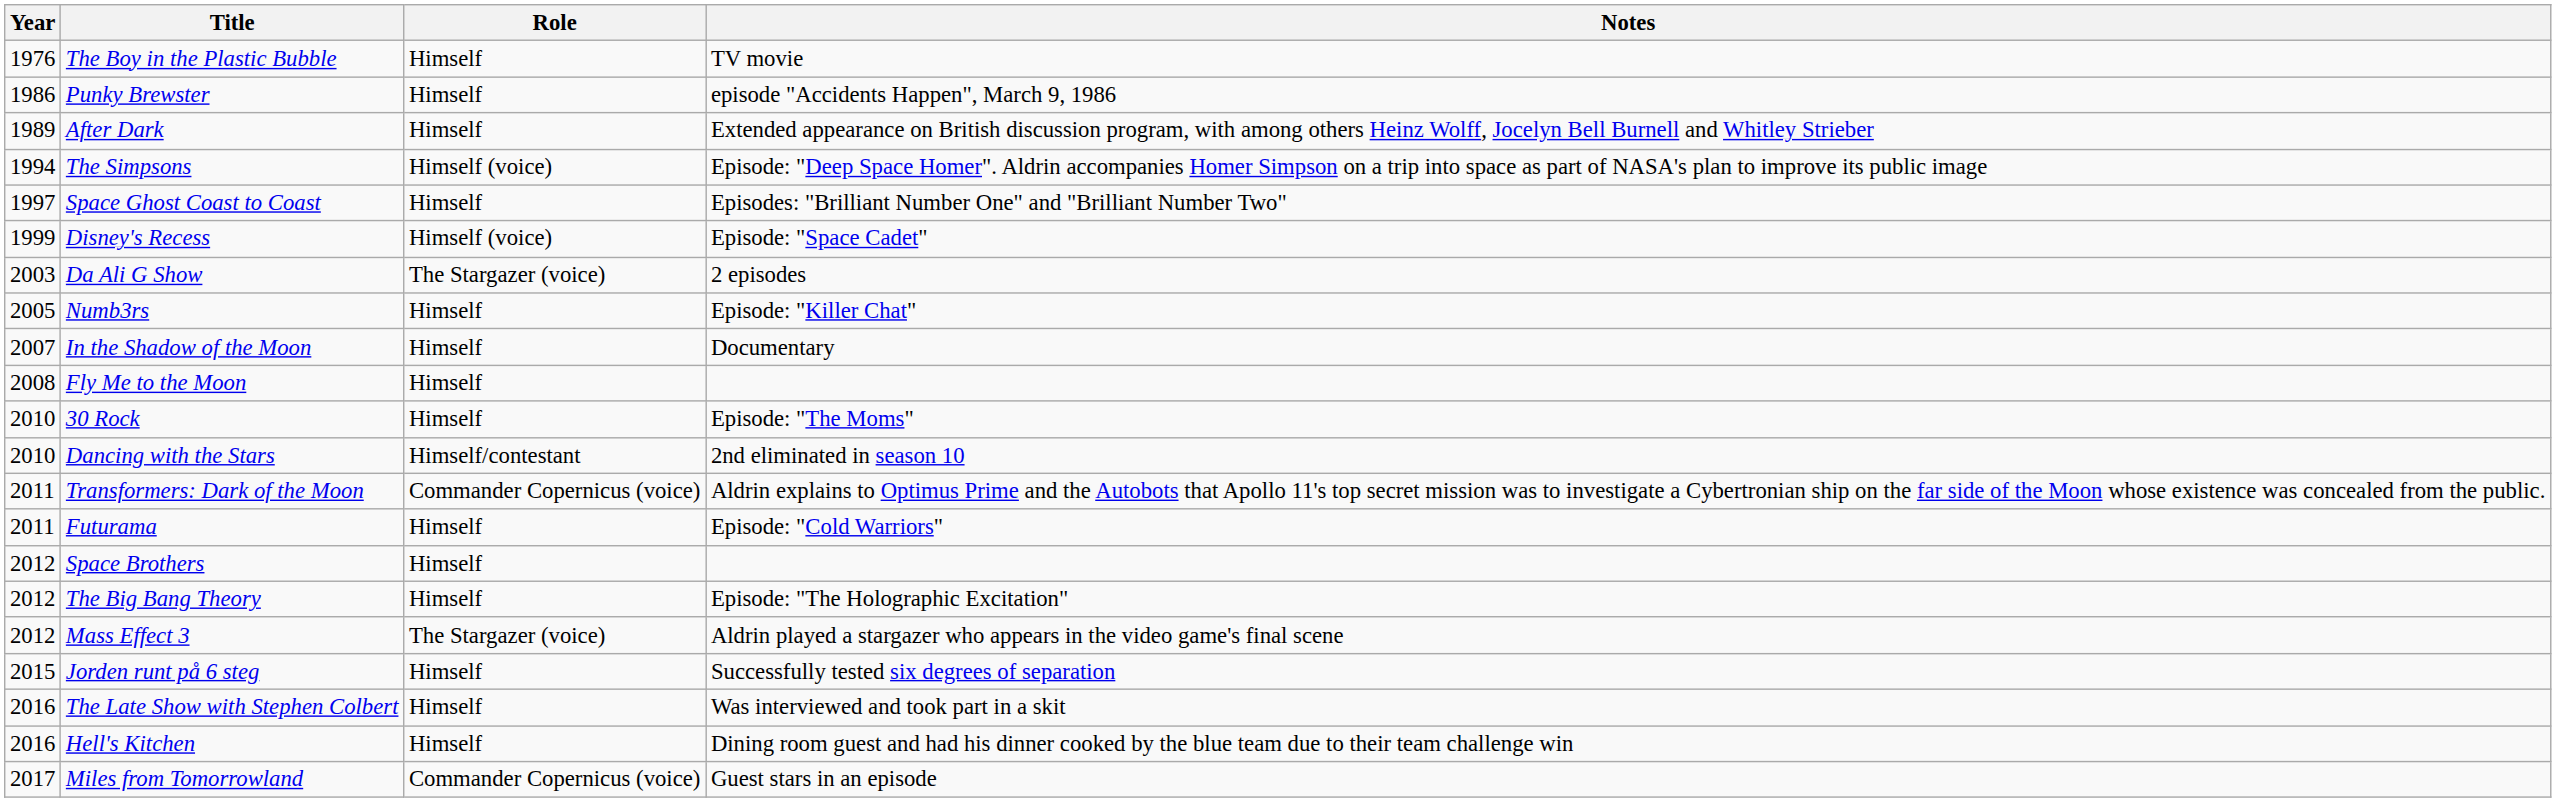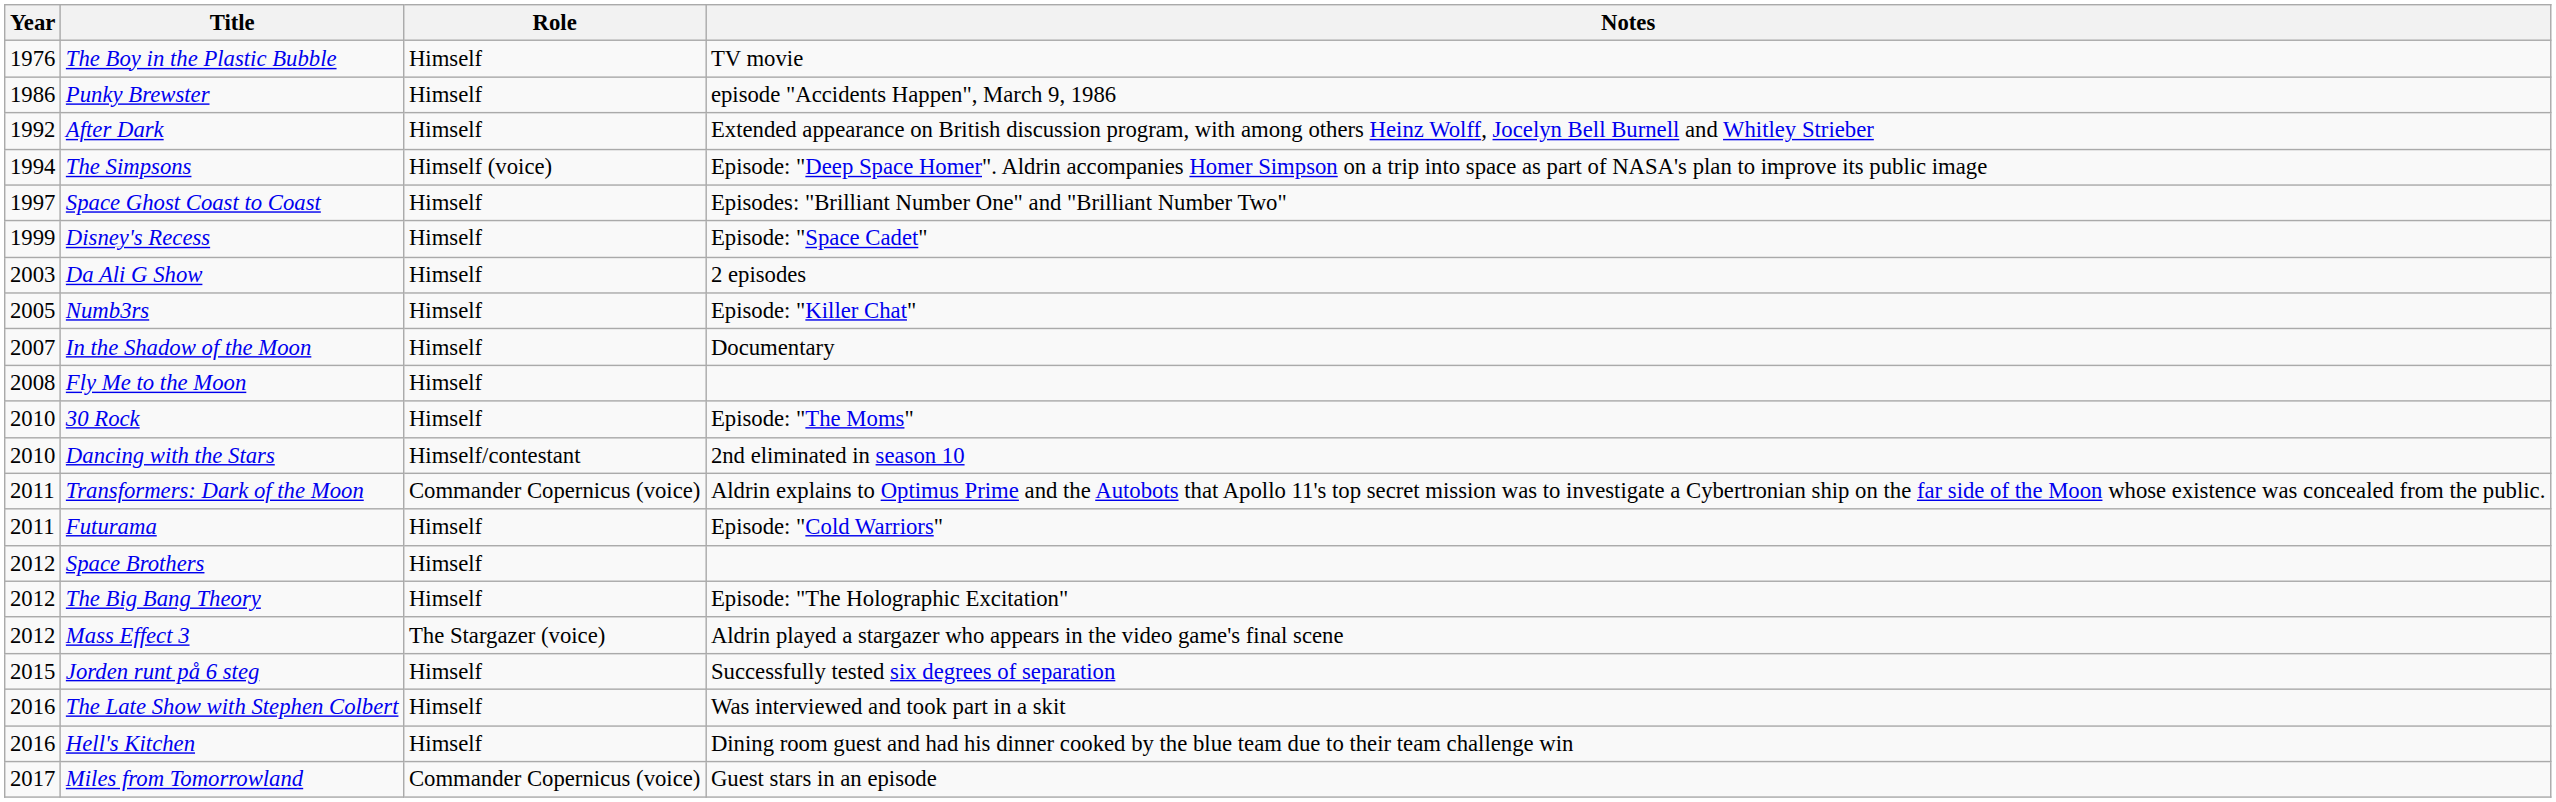(33, 130) 1989 -> (33, 130) 1992
(481, 238) Himself (voice) -> (446, 238) Himself
(507, 274) The Stargazer (voice) -> (446, 274) Himself
